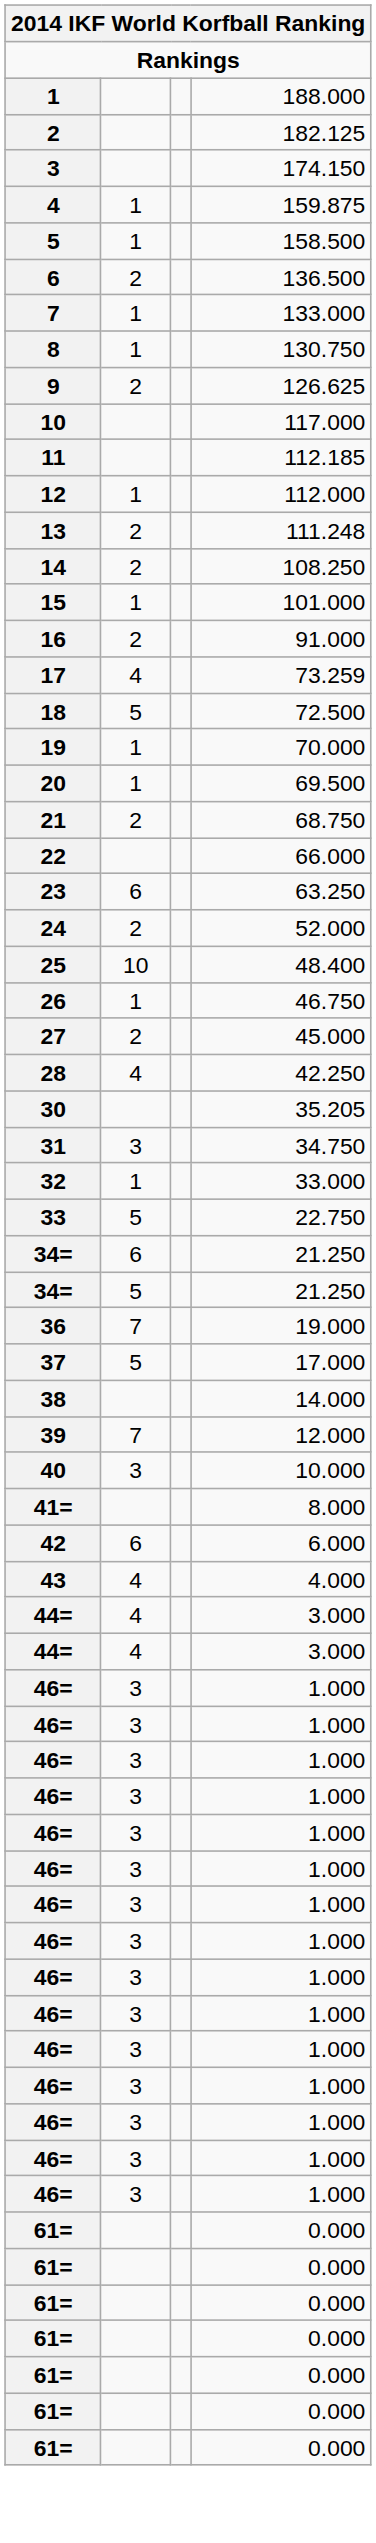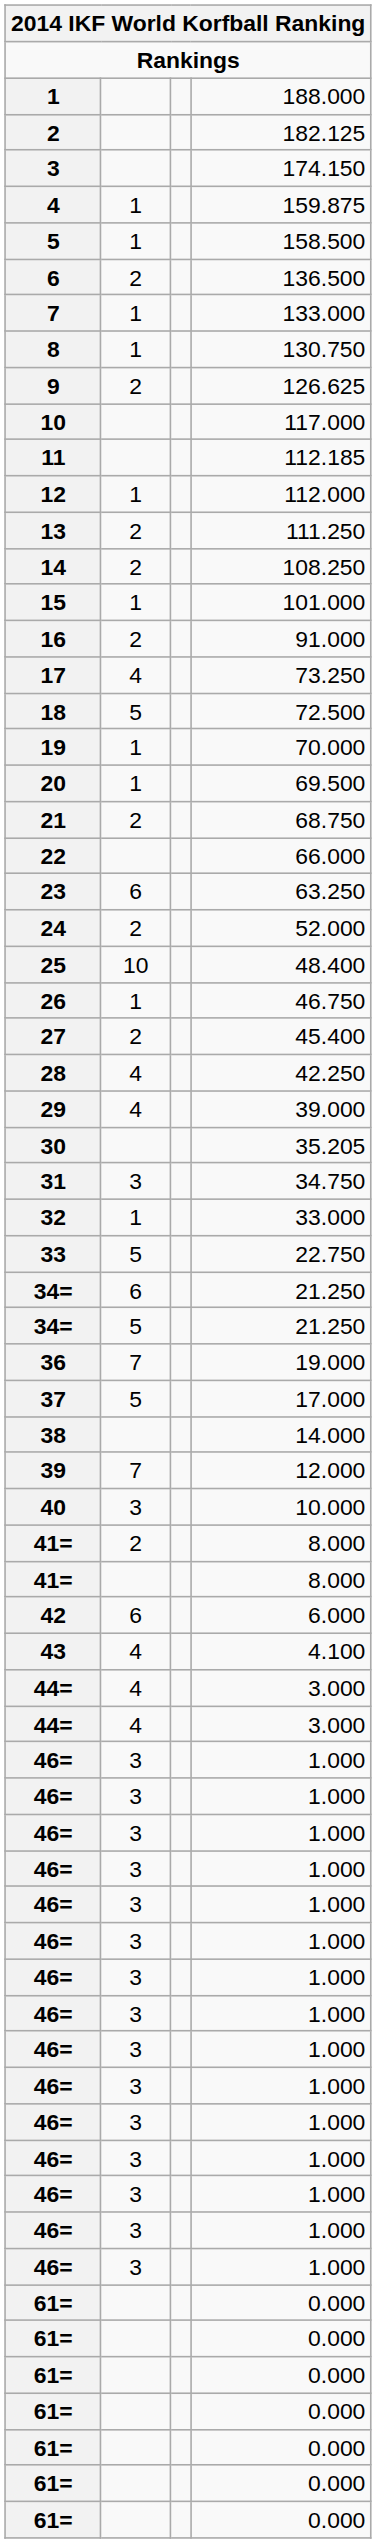(326, 530) 111.248 -> (326, 530) 111.250
(330, 675) 73.259 -> (330, 675) 73.250
(330, 1037) 45.000 -> (330, 1037) 45.400
+ row: (53, 1109)
+ row: (53, 1543)
(337, 1579) 4.000 -> (337, 1652) 4.100
